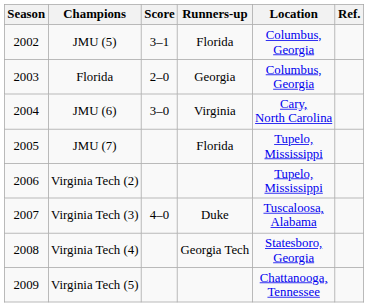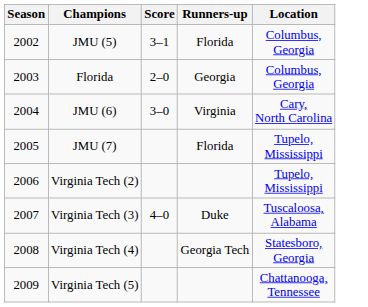- column: (349, 14)
